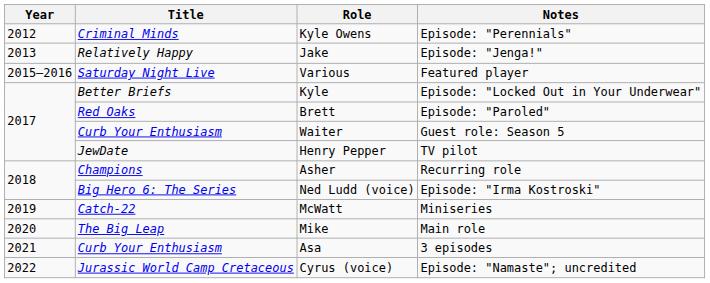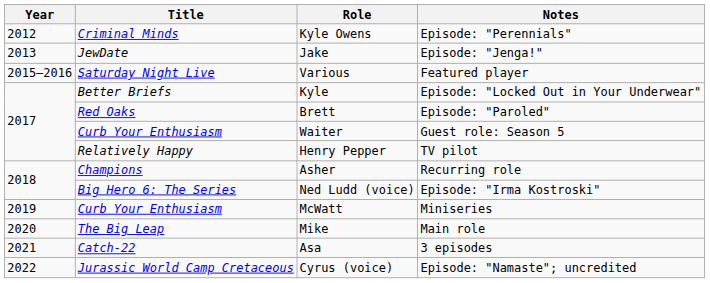(135, 53) Relatively Happy -> (103, 53) JewDate
(103, 151) JewDate -> (135, 151) Relatively Happy
(107, 209) Catch-22 -> (150, 209) Curb Your Enthusiasm
(150, 248) Curb Your Enthusiasm -> (107, 248) Catch-22
